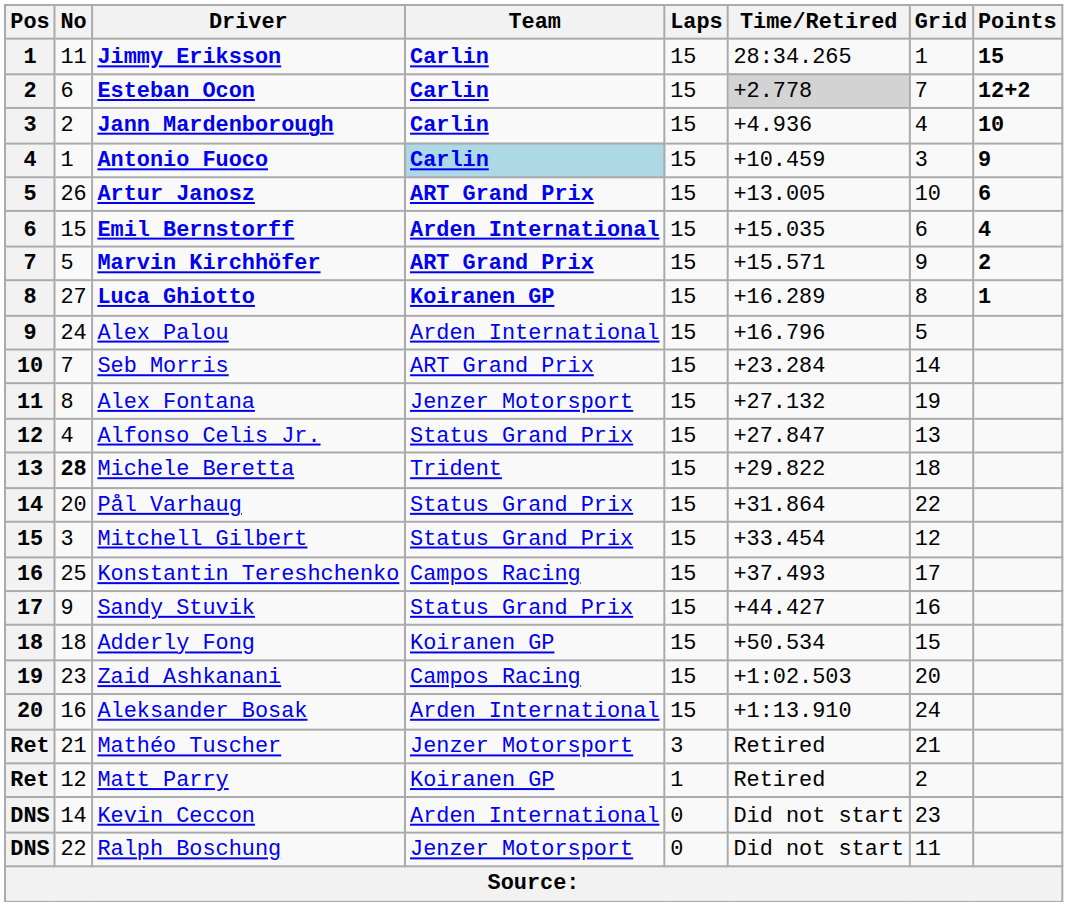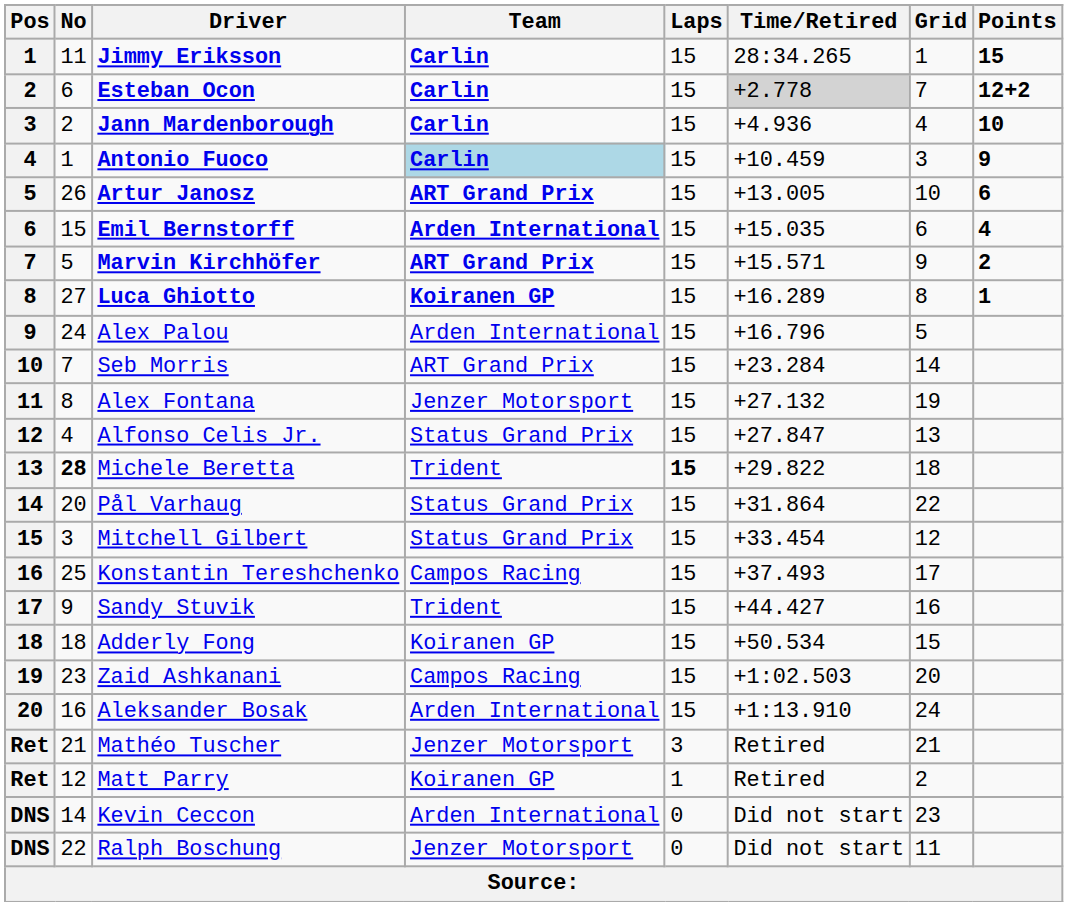(683, 470) normal -> (683, 470) bold
(522, 608) Status Grand Prix -> (456, 608) Trident
